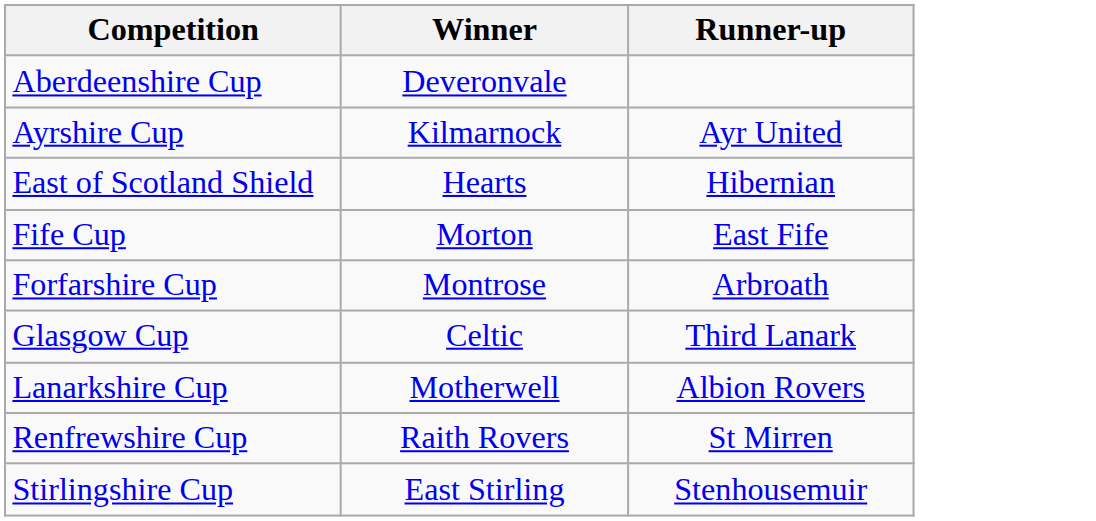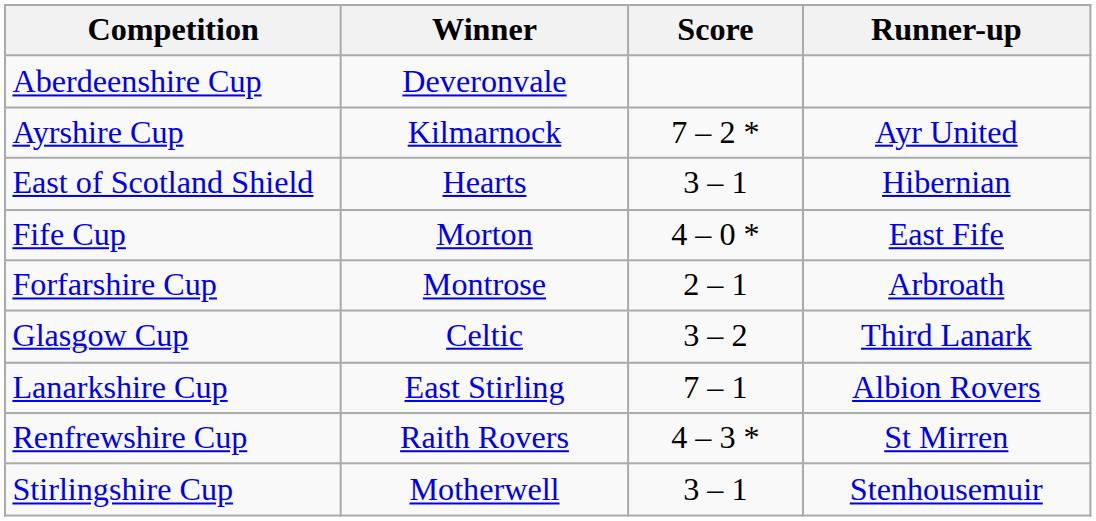+ column: (715, 30)
(485, 387) Motherwell -> (485, 387) East Stirling
(485, 489) East Stirling -> (485, 489) Motherwell
